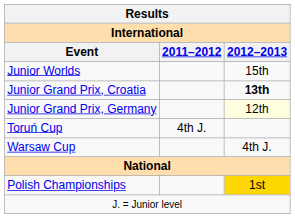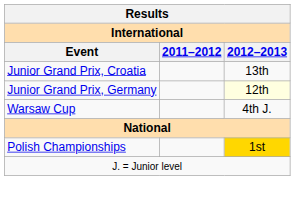- row: (44, 71)
(257, 90) bold -> (257, 71) normal
- row: (35, 128)
